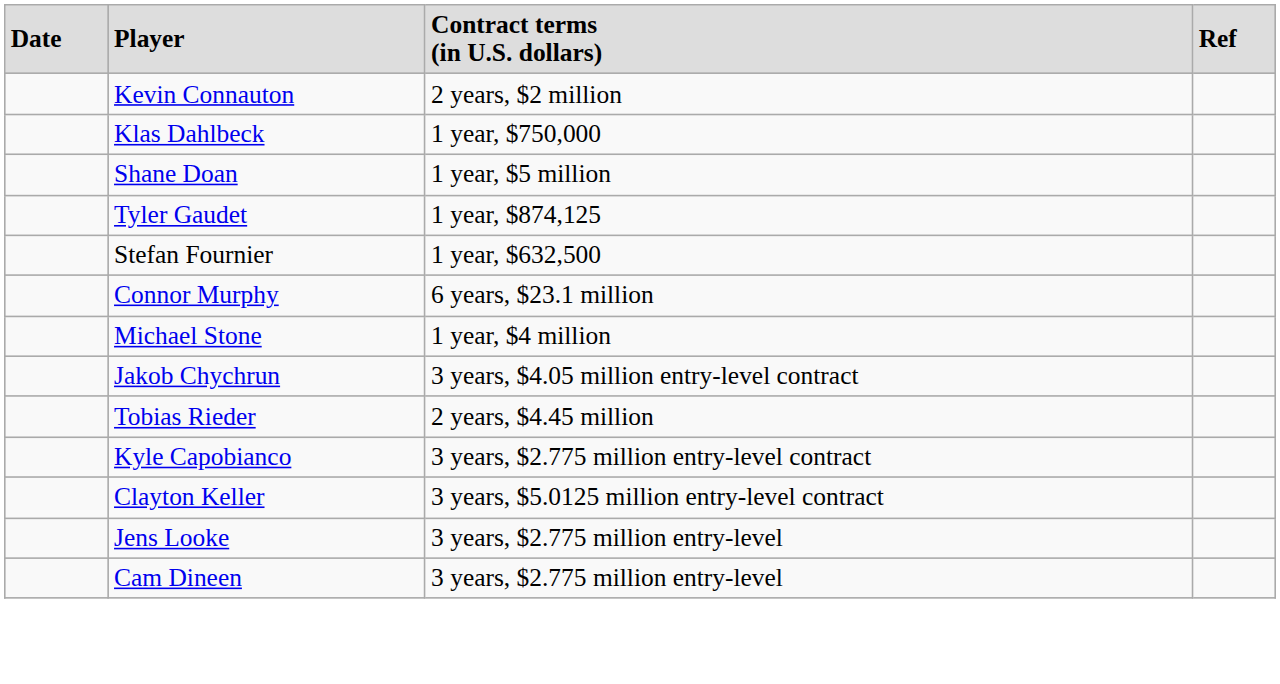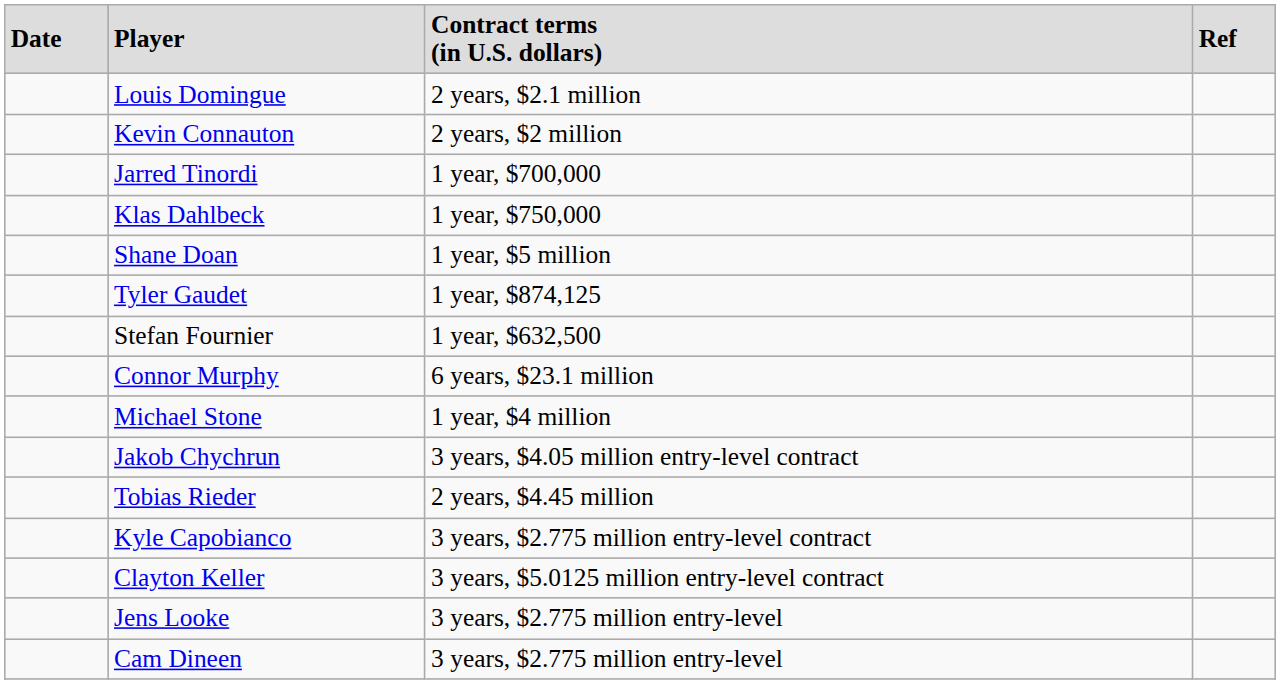+ row: (200, 93)
+ row: (186, 174)
